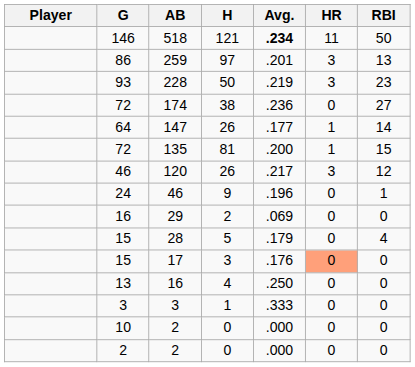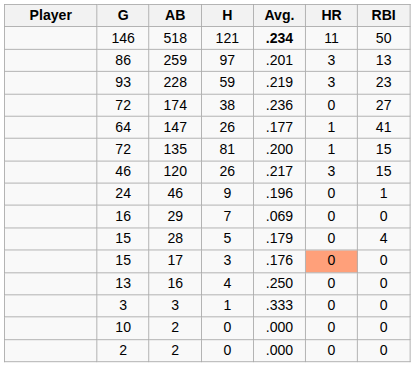(227, 82) 50 -> (227, 82) 59
(384, 127) 14 -> (384, 127) 41
(384, 171) 12 -> (384, 171) 15
(227, 216) 2 -> (227, 216) 7
